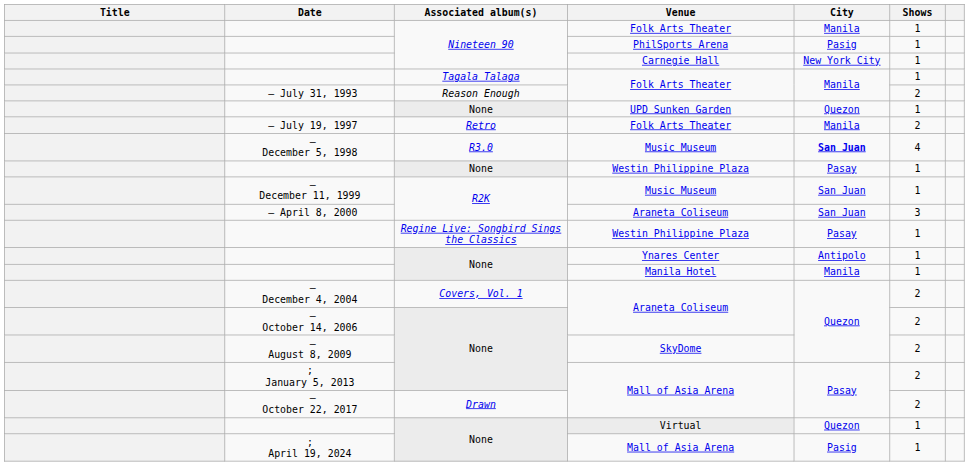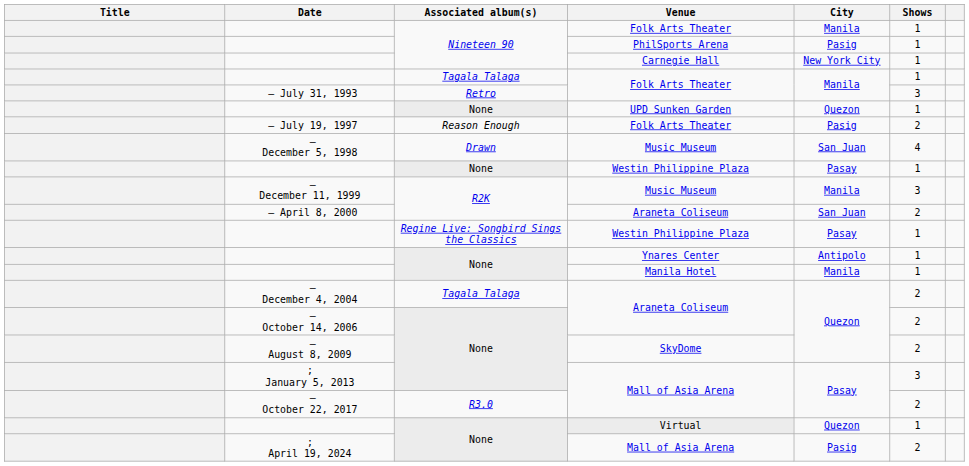(481, 93) Reason Enough -> (481, 93) Retro
(917, 93) 2 -> (917, 93) 3
(481, 125) Retro -> (481, 125) Reason Enough
(842, 125) Manila -> (842, 125) Pasig
(481, 147) R3.0 -> (481, 147) Drawn
(842, 147) bold -> (842, 147) normal
(842, 191) San Juan -> (842, 191) Manila
(917, 191) 1 -> (917, 191) 3
(917, 212) 3 -> (917, 212) 2
(481, 294) Covers, Vol. 1 -> (481, 294) Tagala Talaga
(917, 376) 2 -> (917, 376) 3
(481, 404) Drawn -> (481, 404) R3.0
(917, 447) 1 -> (917, 447) 2
